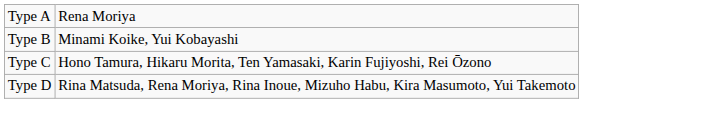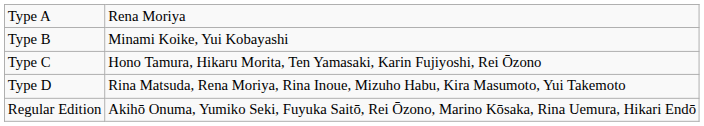+ row: (55, 109)
